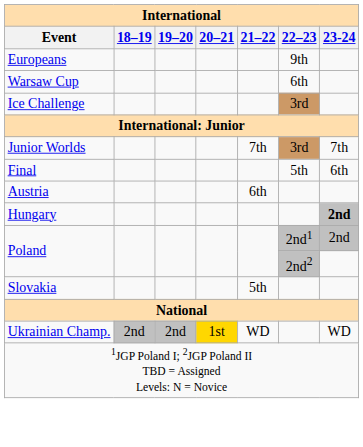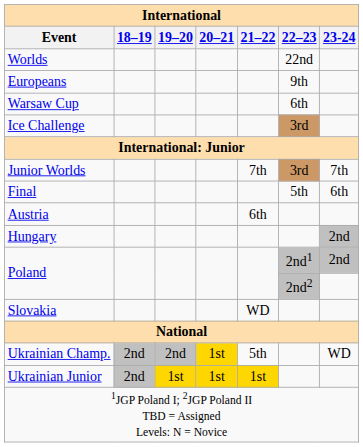+ row: (28, 59)
(339, 214) bold -> (339, 236) normal
(258, 287) 5th -> (258, 310) WD
(258, 332) WD -> (258, 354) 5th
+ row: (55, 376)
